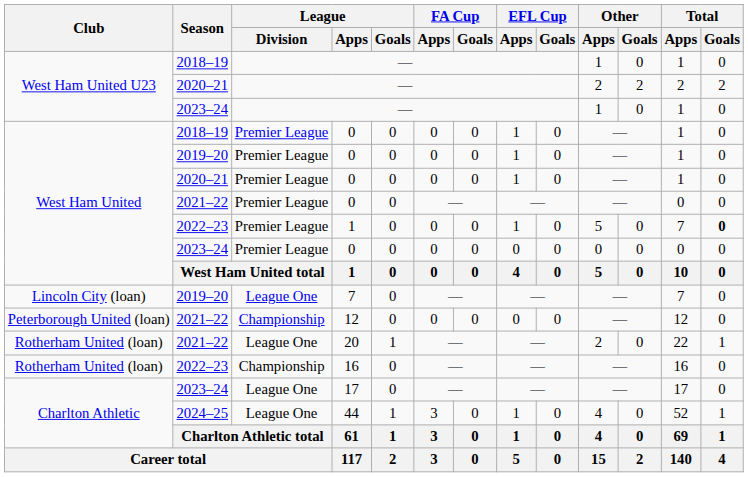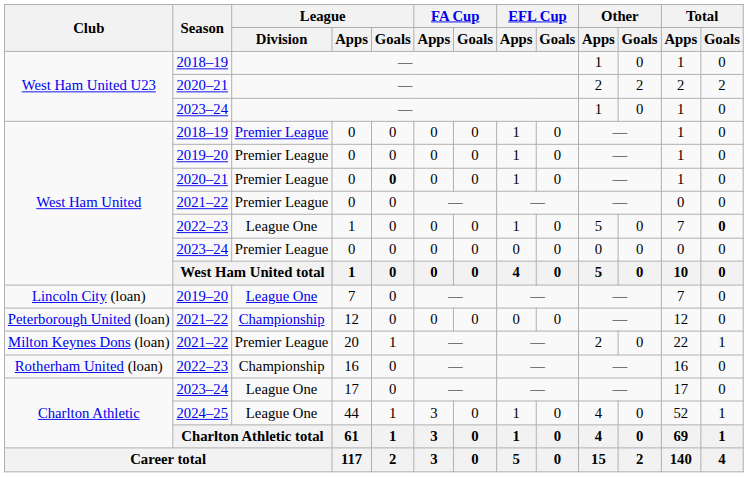(393, 179) normal -> (393, 179) bold
(282, 226) Premier League -> (282, 226) League One
(89, 343) Rotherham United (loan) -> (89, 343) Milton Keynes Dons (loan)
(282, 343) League One -> (282, 343) Premier League
